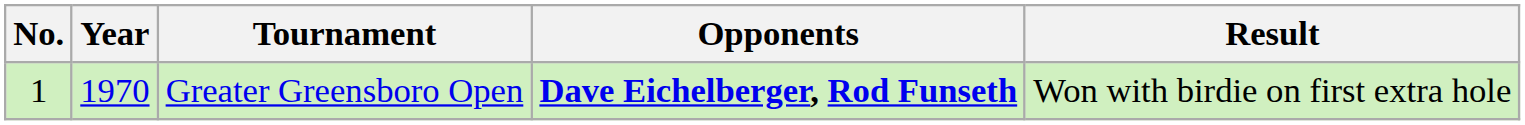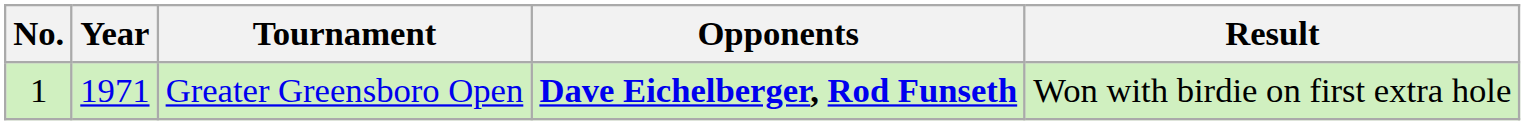(115, 90) 1970 -> (115, 90) 1971
